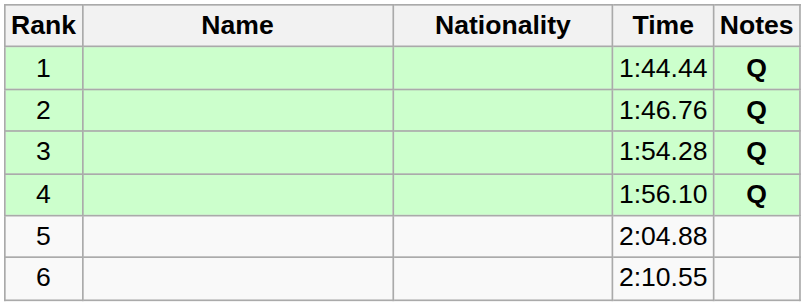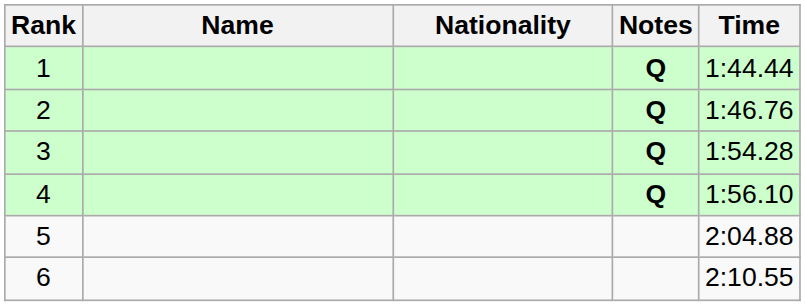columns swapped: (663, 25) <-> (757, 25)
